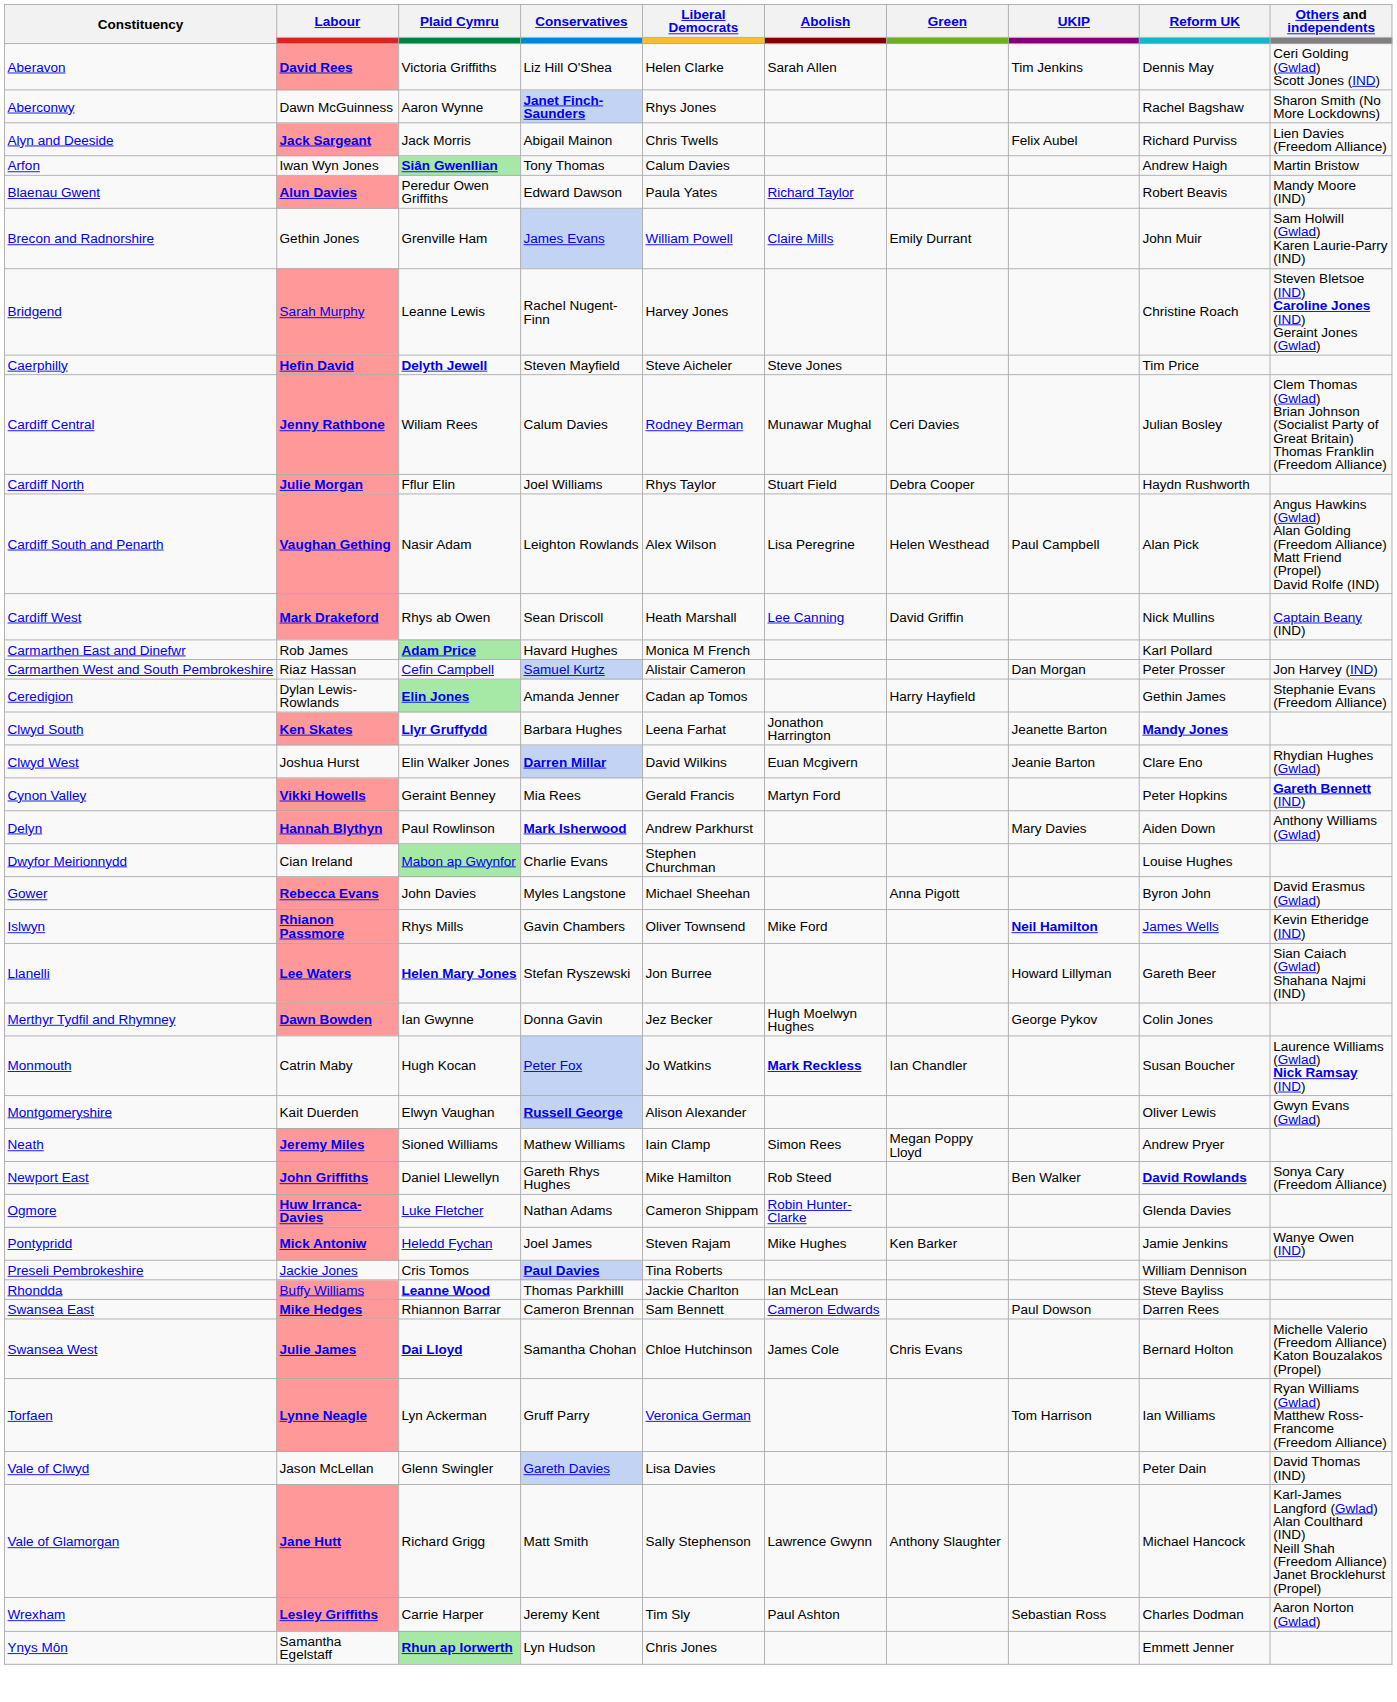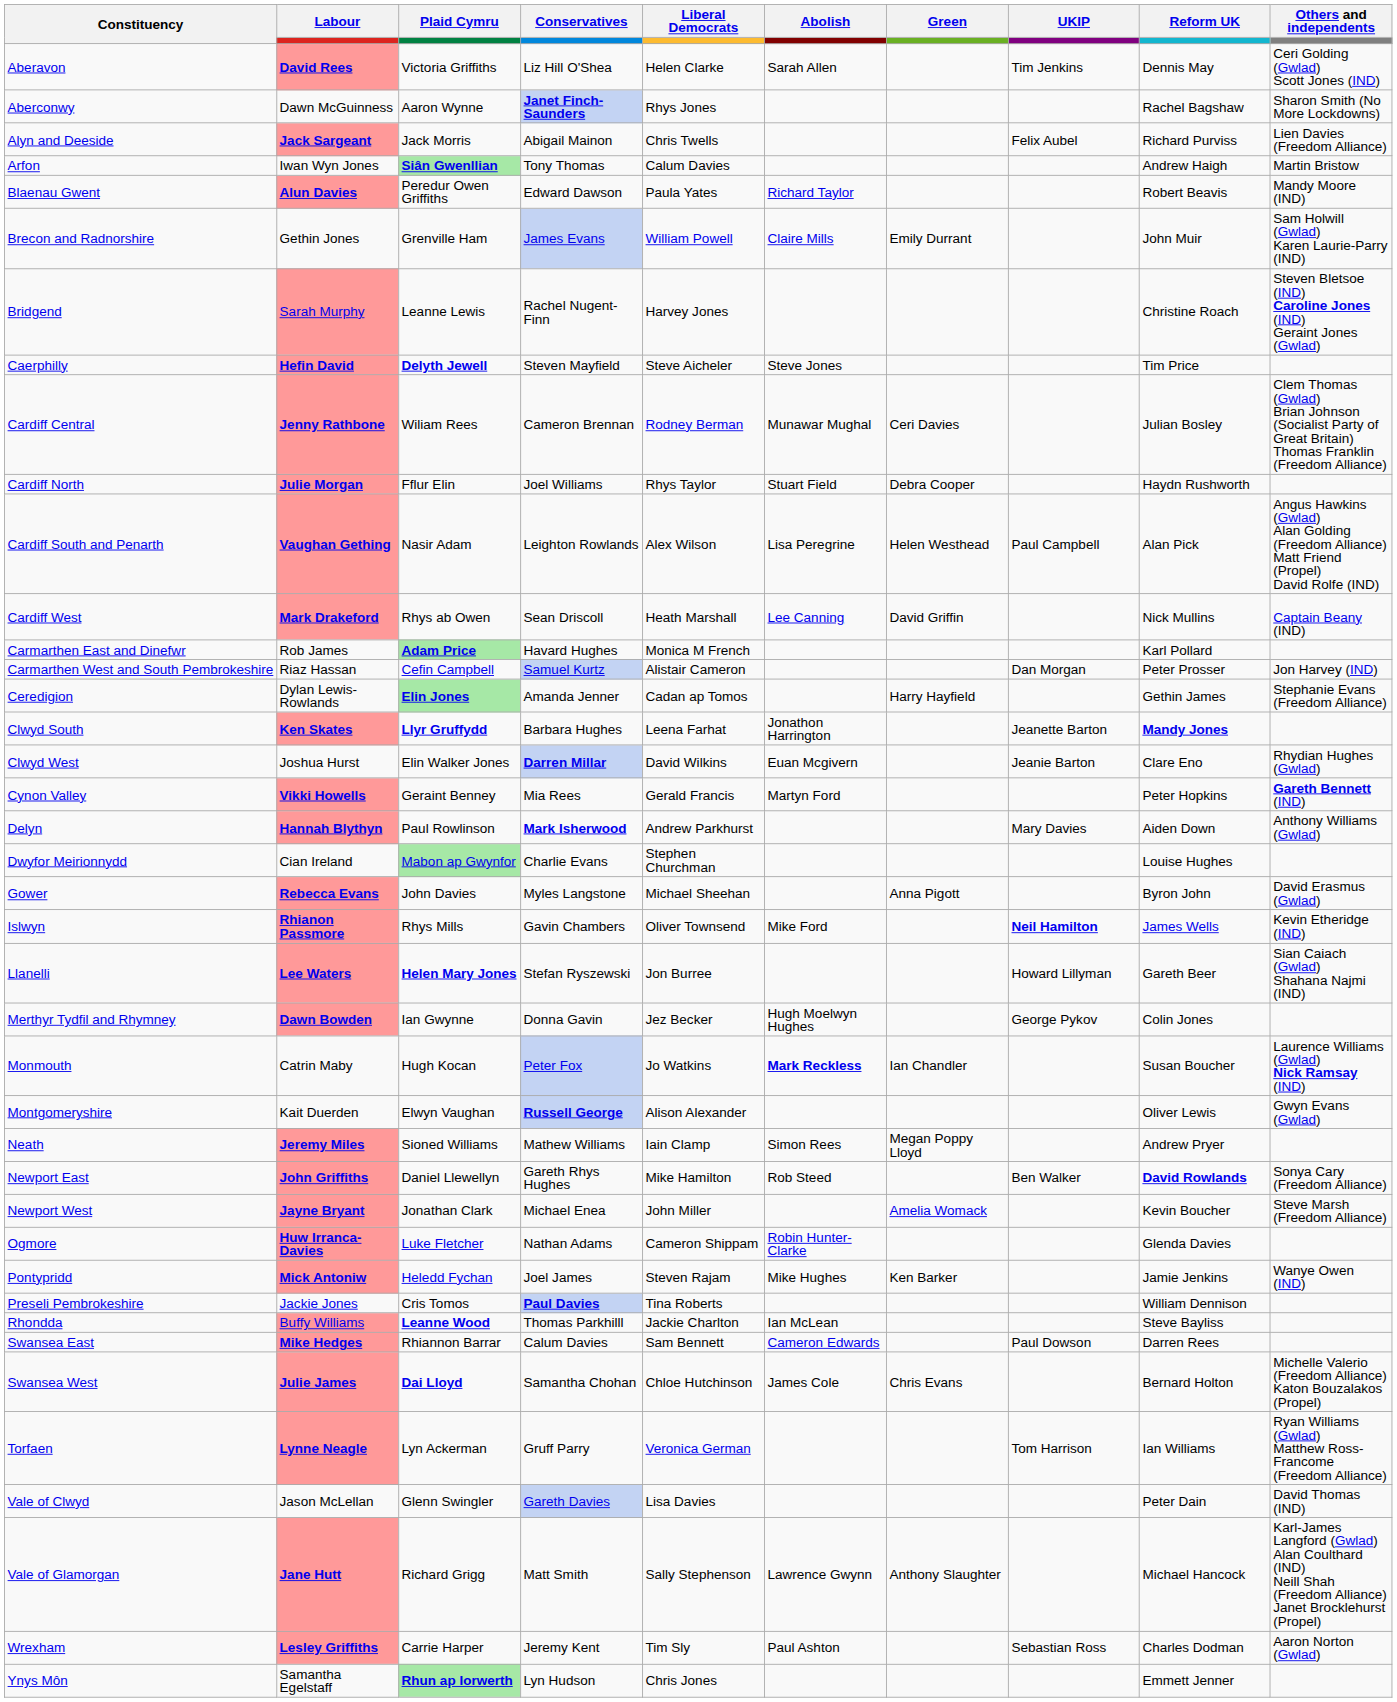(566, 424) Calum Davies -> (579, 424) Cameron Brennan
+ row: (50, 1211)
(579, 1310) Cameron Brennan -> (566, 1342) Calum Davies
